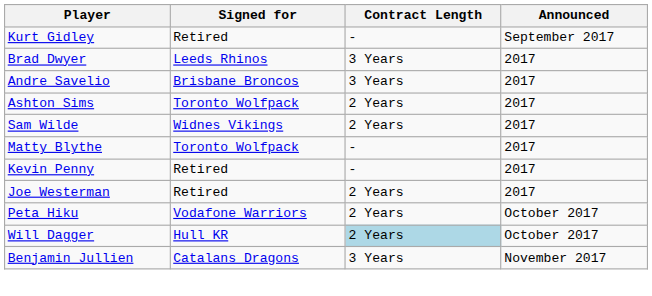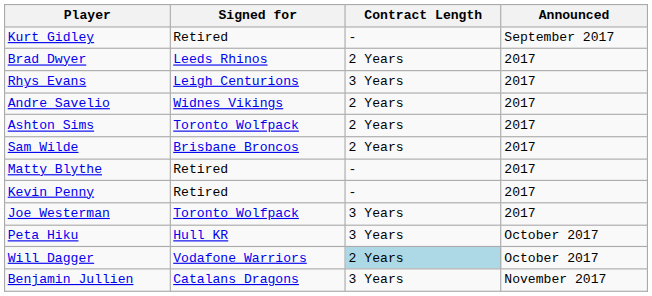(376, 59) 3 Years -> (376, 59) 2 Years
+ row: (47, 81)
(236, 81) Brisbane Broncos -> (228, 103) Widnes Vikings
(376, 81) 3 Years -> (376, 103) 2 Years
(228, 125) Widnes Vikings -> (236, 147) Brisbane Broncos
(236, 147) Toronto Wolfpack -> (201, 169) Retired
(201, 191) Retired -> (236, 213) Toronto Wolfpack
(376, 191) 2 Years -> (376, 213) 3 Years
(240, 213) Vodafone Warriors -> (201, 235) Hull KR
(376, 213) 2 Years -> (376, 235) 3 Years
(201, 235) Hull KR -> (240, 257) Vodafone Warriors
